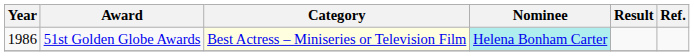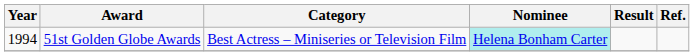(22, 39) 1986 -> (22, 39) 1994
(337, 39) lightyellow background -> (337, 39) no background
